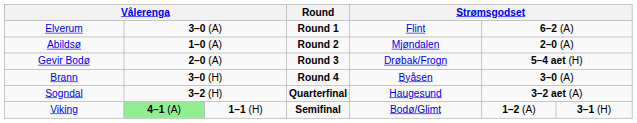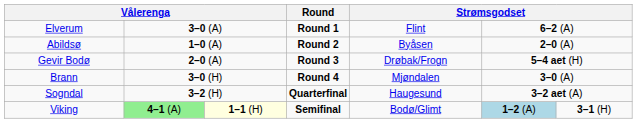(416, 45) Mjøndalen -> (416, 45) Byåsen
(416, 77) Byåsen -> (416, 77) Mjøndalen
(246, 110) no background -> (246, 110) lightyellow background
(519, 110) no background -> (519, 110) lightblue background
